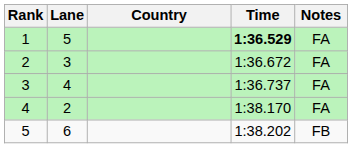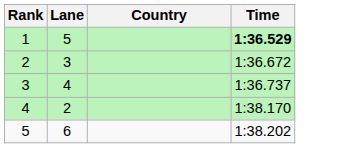- column: (321, 16)
